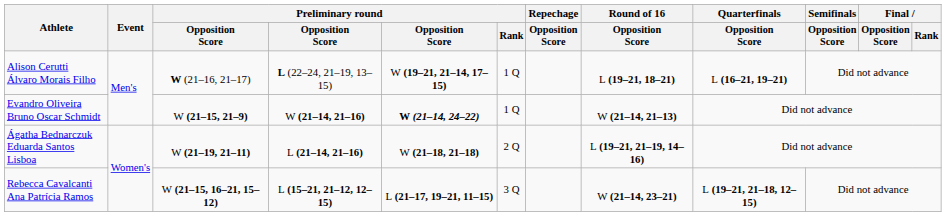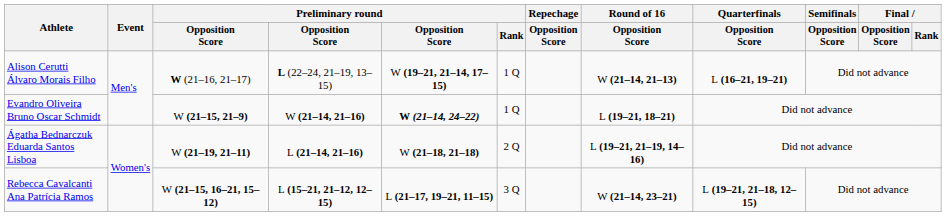(637, 79) L (19–21, 18–21) -> (637, 79) W (21–14, 21–13)
(637, 116) W (21–14, 21–13) -> (637, 116) L (19–21, 18–21)
